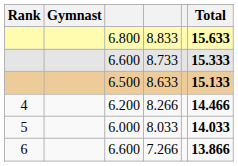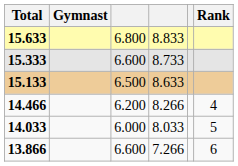columns swapped: (24, 15) <-> (210, 15)
